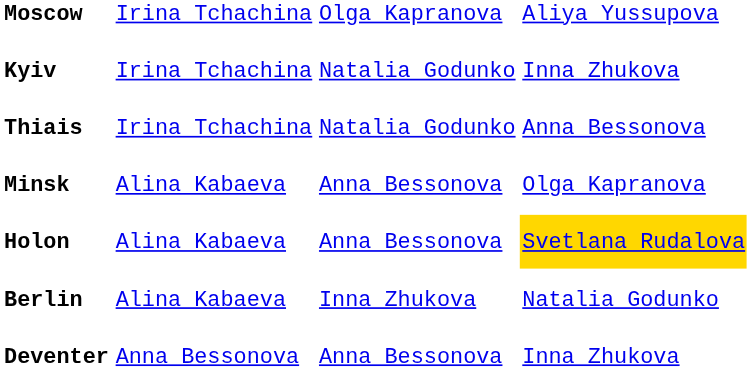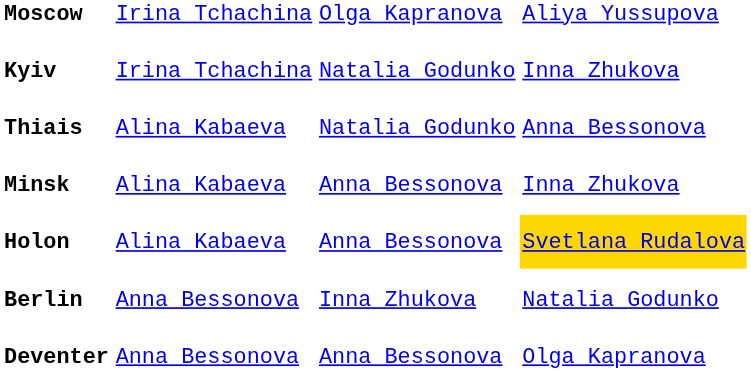(214, 127) Irina Tchachina -> (201, 127) Alina Kabaeva
(614, 185) Olga Kapranova -> (601, 185) Inna Zhukova
(201, 299) Alina Kabaeva -> (207, 299) Anna Bessonova
(601, 356) Inna Zhukova -> (614, 356) Olga Kapranova
